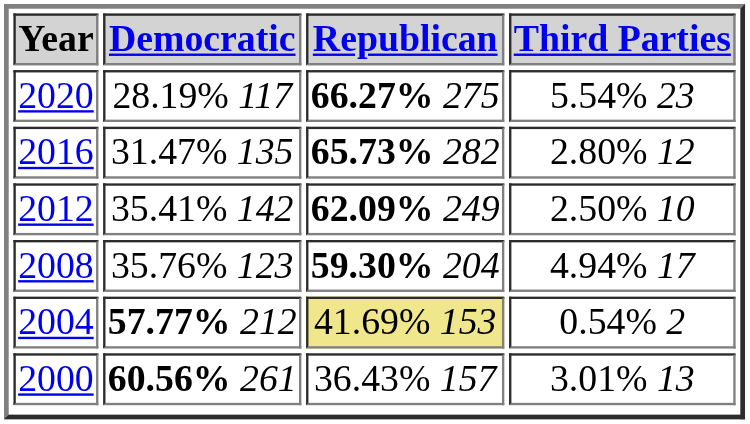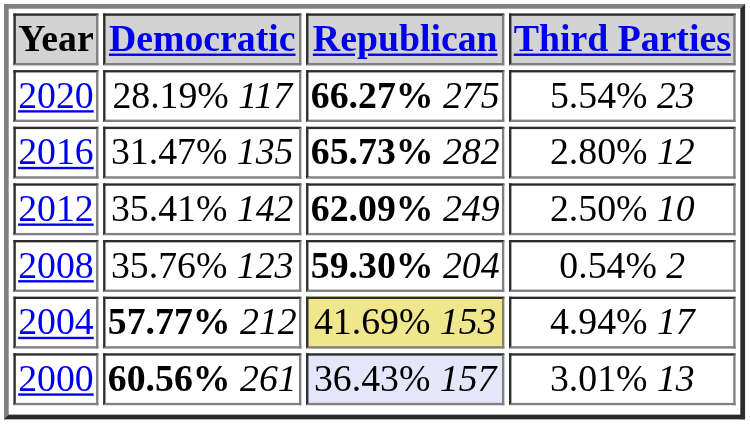(622, 265) 4.94% 17 -> (622, 265) 0.54% 2
(622, 321) 0.54% 2 -> (622, 321) 4.94% 17
(405, 378) no background -> (405, 378) lavender background
